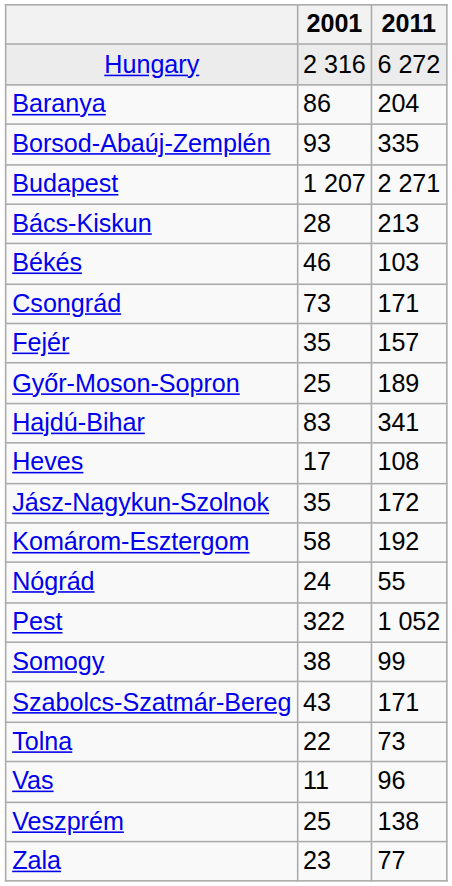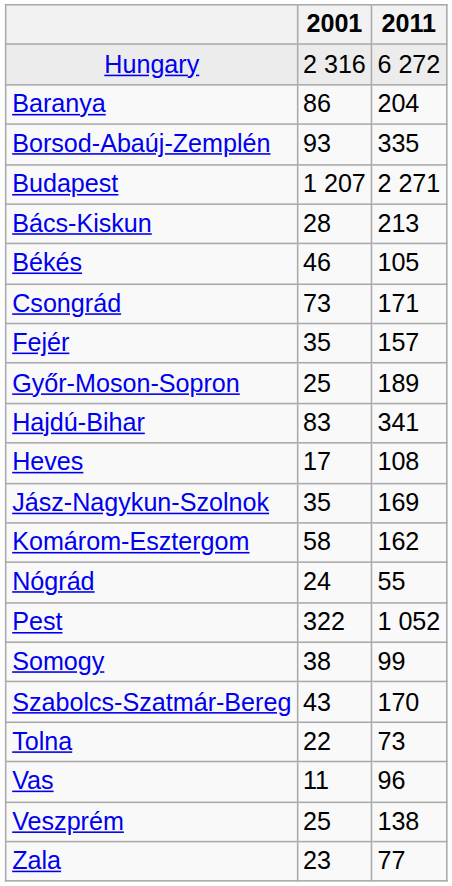(398, 263) 103 -> (398, 263) 105
(398, 502) 172 -> (398, 502) 169
(398, 542) 192 -> (398, 542) 162
(398, 701) 171 -> (398, 701) 170
